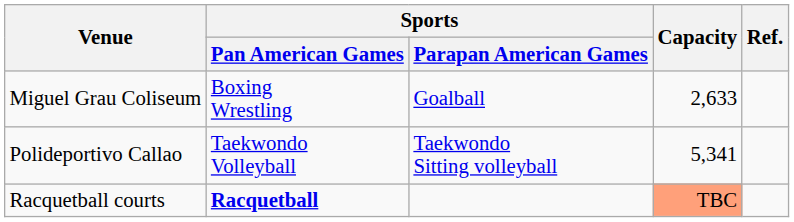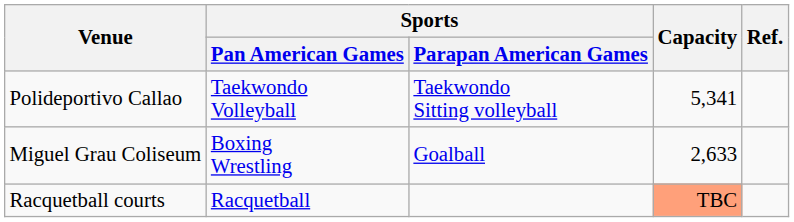rows swapped: (105, 98) <-> (96, 155)
(265, 199) bold -> (261, 199) normal
